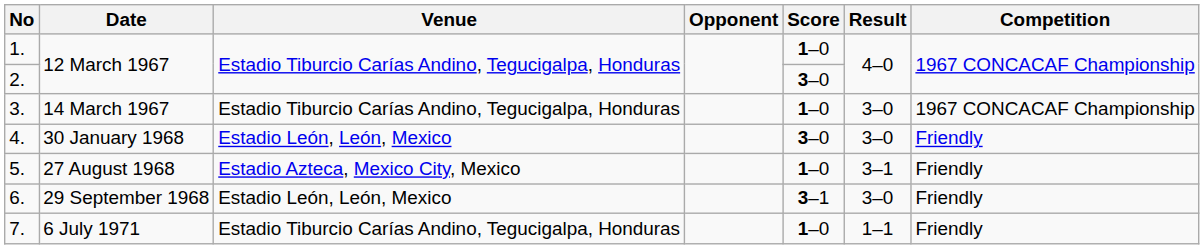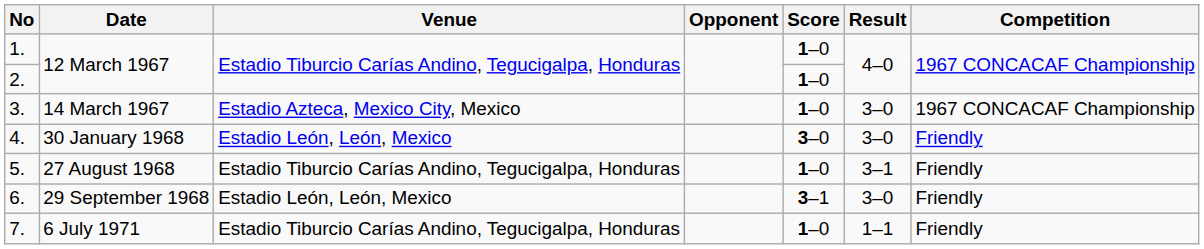(814, 79) 3–0 -> (814, 79) 1–0
(449, 109) Estadio Tiburcio Carías Andino, Tegucigalpa, Honduras -> (369, 109) Estadio Azteca, Mexico City, Mexico
(369, 168) Estadio Azteca, Mexico City, Mexico -> (449, 168) Estadio Tiburcio Carías Andino, Tegucigalpa, Honduras
